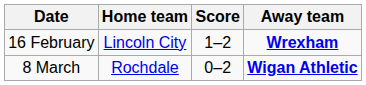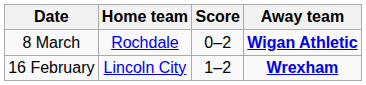rows swapped: (51, 42) <-> (51, 67)
